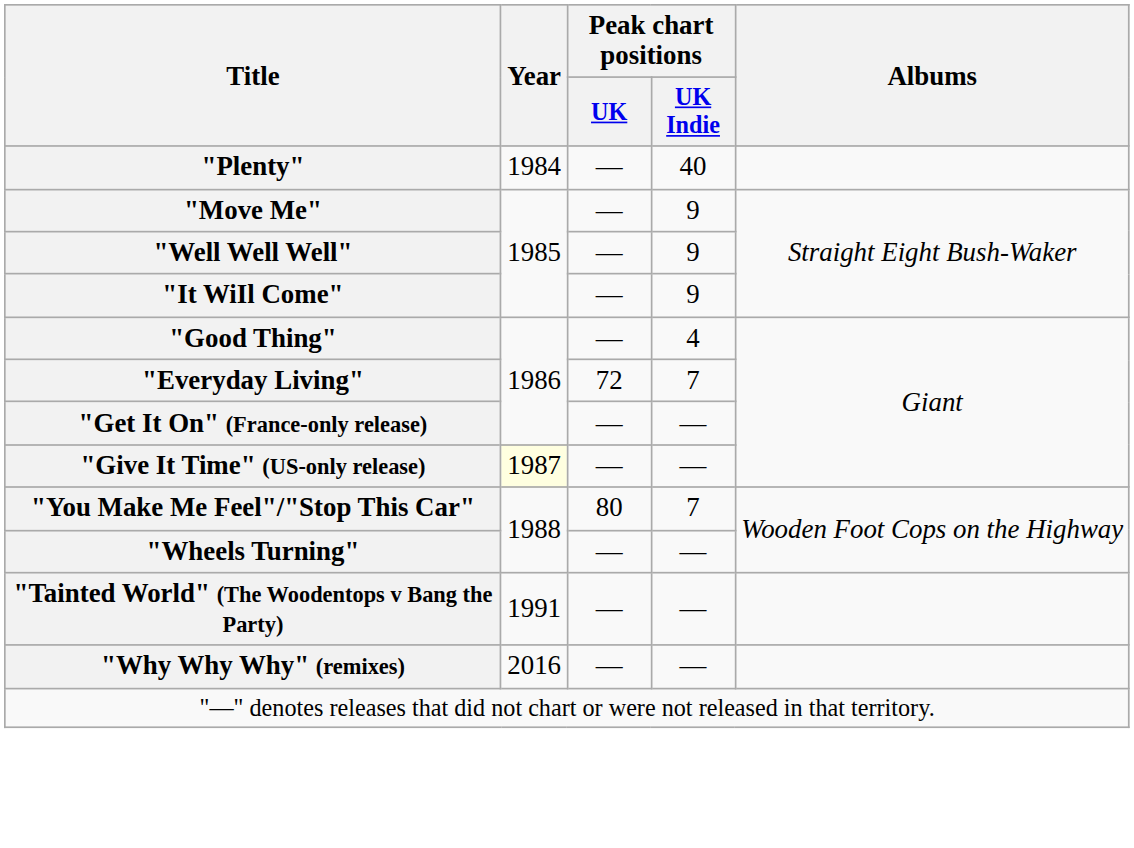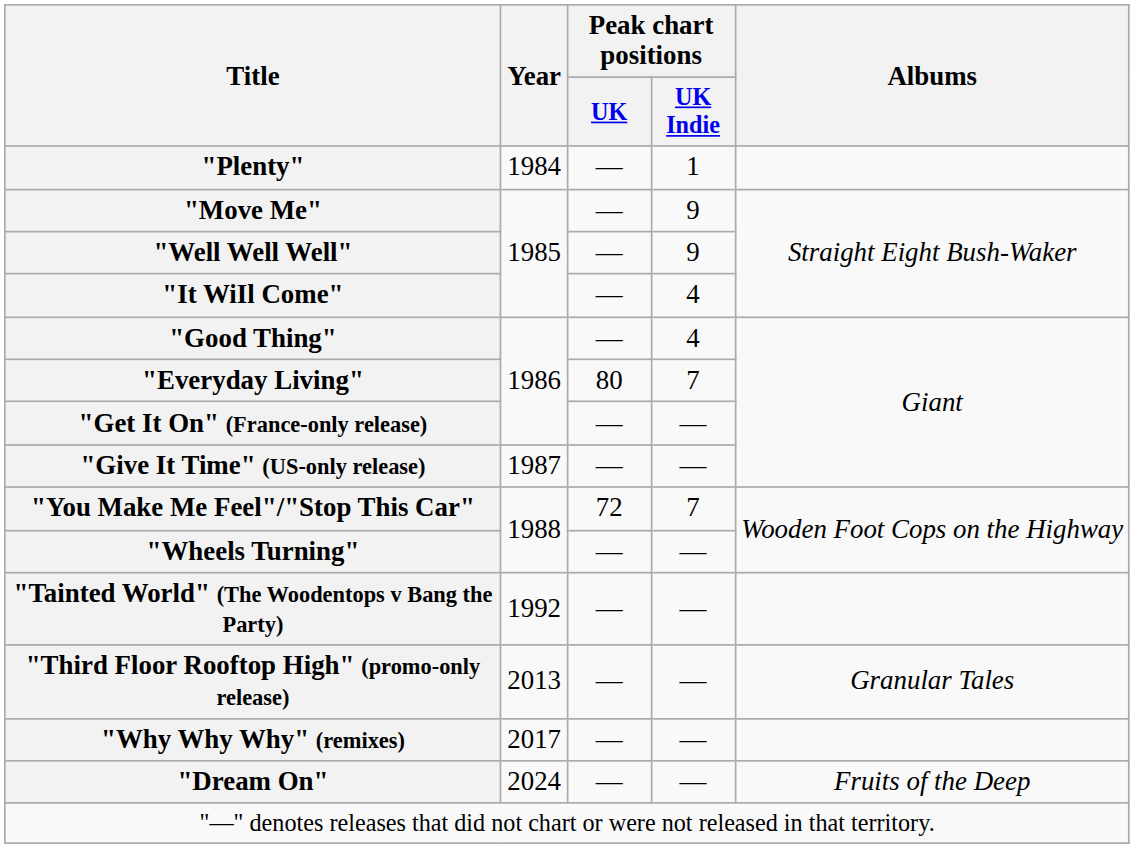(693, 167) 40 -> (693, 167) 1
(693, 295) 9 -> (693, 295) 4
(609, 380) 72 -> (609, 380) 80
(534, 465) lightyellow background -> (534, 465) no background
(609, 508) 80 -> (609, 508) 72
(534, 608) 1991 -> (534, 608) 1992
+ row: (253, 681)
(534, 666) 2016 -> (534, 739) 2017
+ row: (253, 781)
